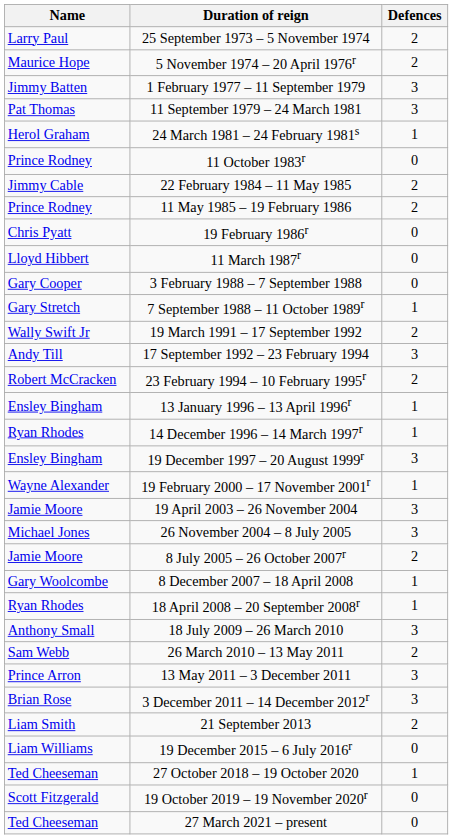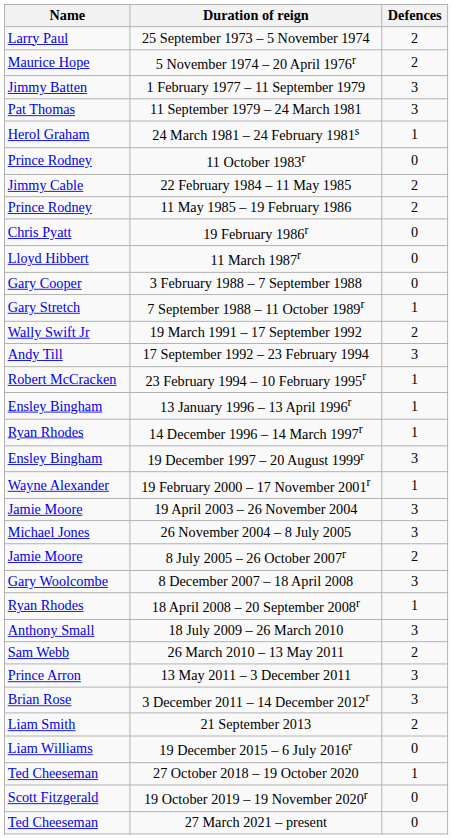(415, 379) 2 -> (415, 379) 1
(415, 581) 1 -> (415, 581) 3
